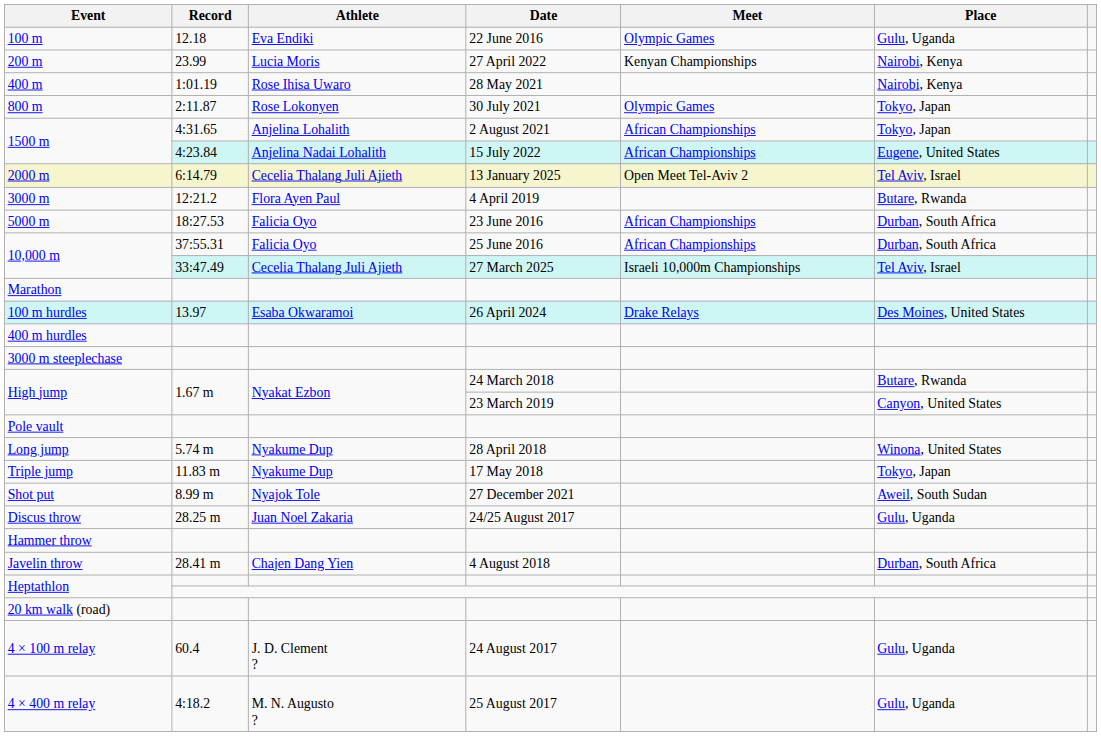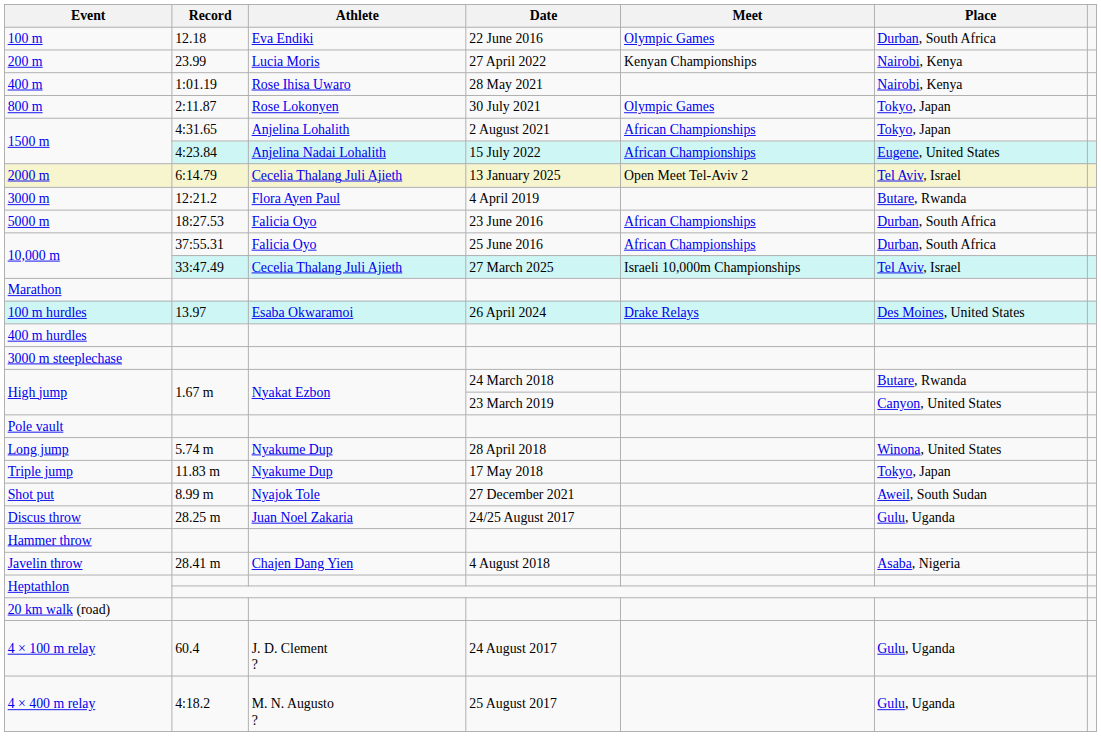(916, 38) Gulu, Uganda -> (937, 38) Durban, South Africa
(937, 563) Durban, South Africa -> (919, 563) Asaba, Nigeria
